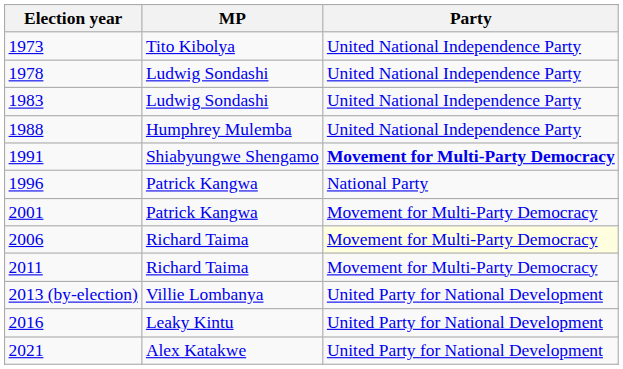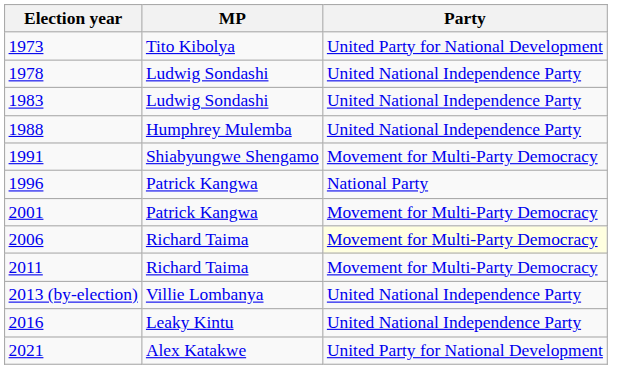(454, 45) United National Independence Party -> (465, 45) United Party for National Development
(471, 156) bold -> (462, 156) normal
(465, 294) United Party for National Development -> (454, 294) United National Independence Party
(465, 322) United Party for National Development -> (454, 322) United National Independence Party
